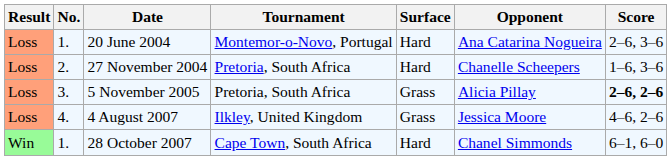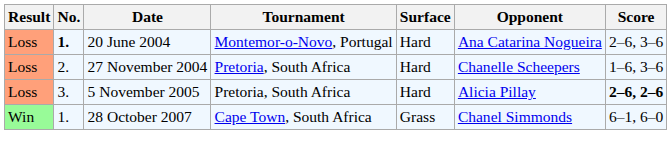(63, 41) normal -> (63, 41) bold
(418, 92) Grass -> (415, 92) Hard
- row: (133, 117)
(415, 142) Hard -> (418, 117) Grass
